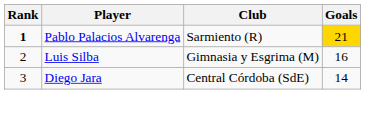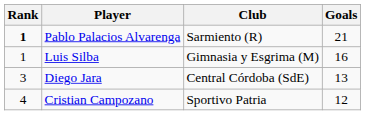(341, 36) gold background -> (341, 36) no background
(23, 57) 2 -> (23, 57) 1
(341, 78) 14 -> (341, 78) 13
+ row: (99, 99)
